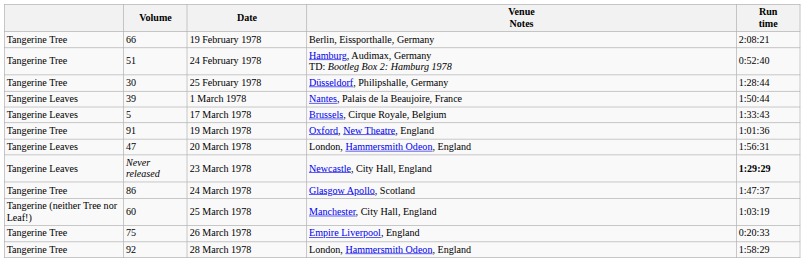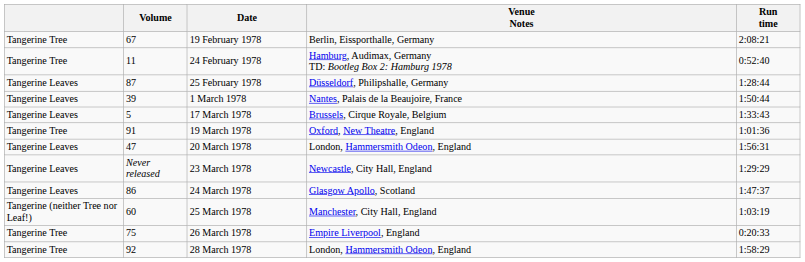(131, 39) 66 -> (131, 39) 67
(131, 61) 51 -> (131, 61) 11
(37, 83) Tangerine Tree -> (42, 83) Tangerine Leaves
(131, 83) 30 -> (131, 83) 87
(755, 168) bold -> (754, 168) normal
(37, 190) Tangerine Tree -> (42, 190) Tangerine Leaves
